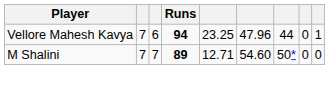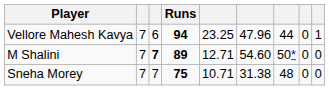(155, 54) normal -> (155, 54) bold
+ row: (45, 74)
